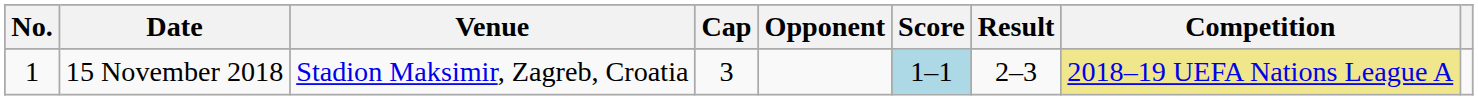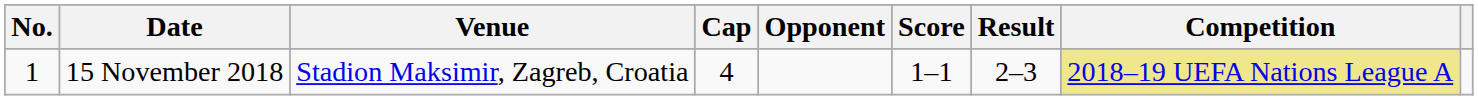(726, 71) 3 -> (726, 71) 4
(931, 71) lightblue background -> (931, 71) no background
